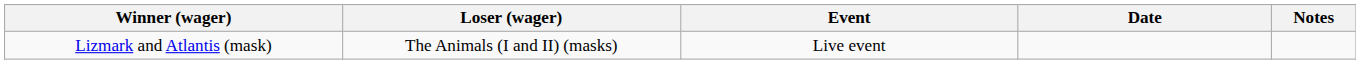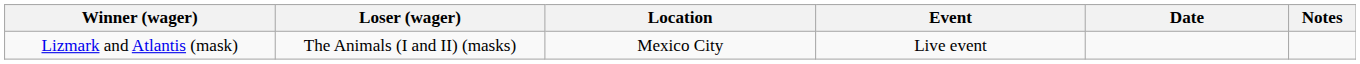+ column: (680, 18)
